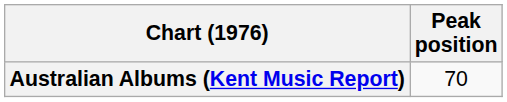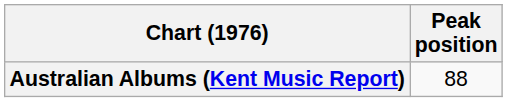(456, 79) 70 -> (456, 79) 88
